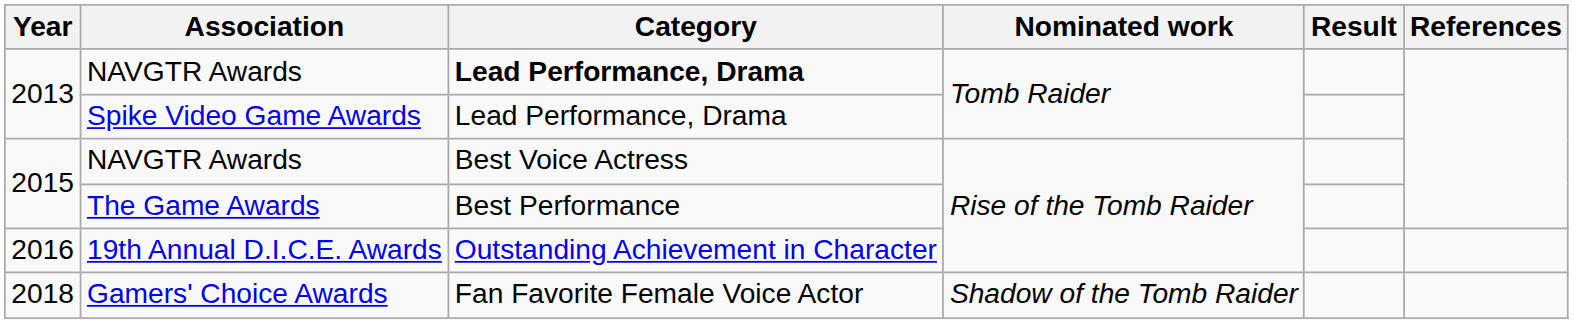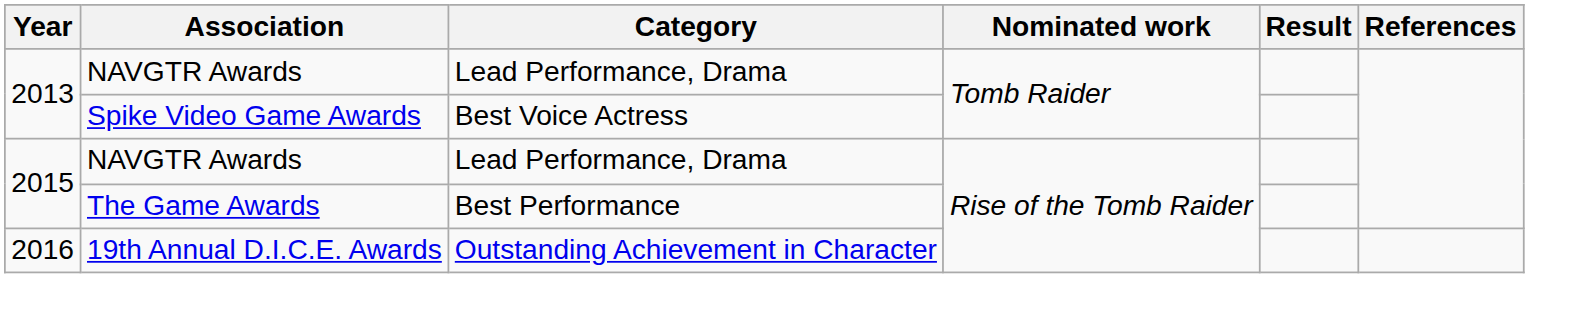(629, 71) bold -> (621, 71) normal
(621, 116) Lead Performance, Drama -> (571, 116) Best Voice Actress
(571, 160) Best Voice Actress -> (621, 160) Lead Performance, Drama
- row: (43, 294)
